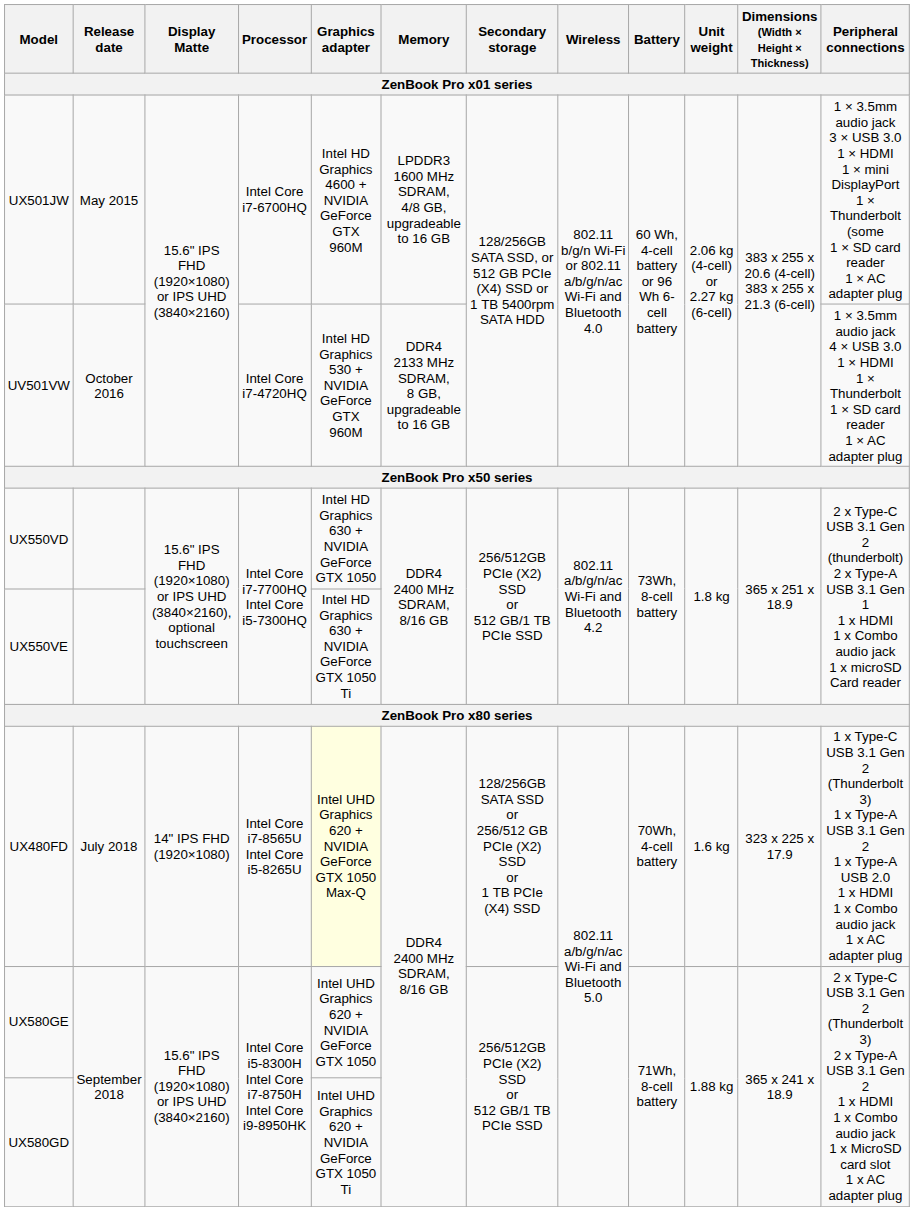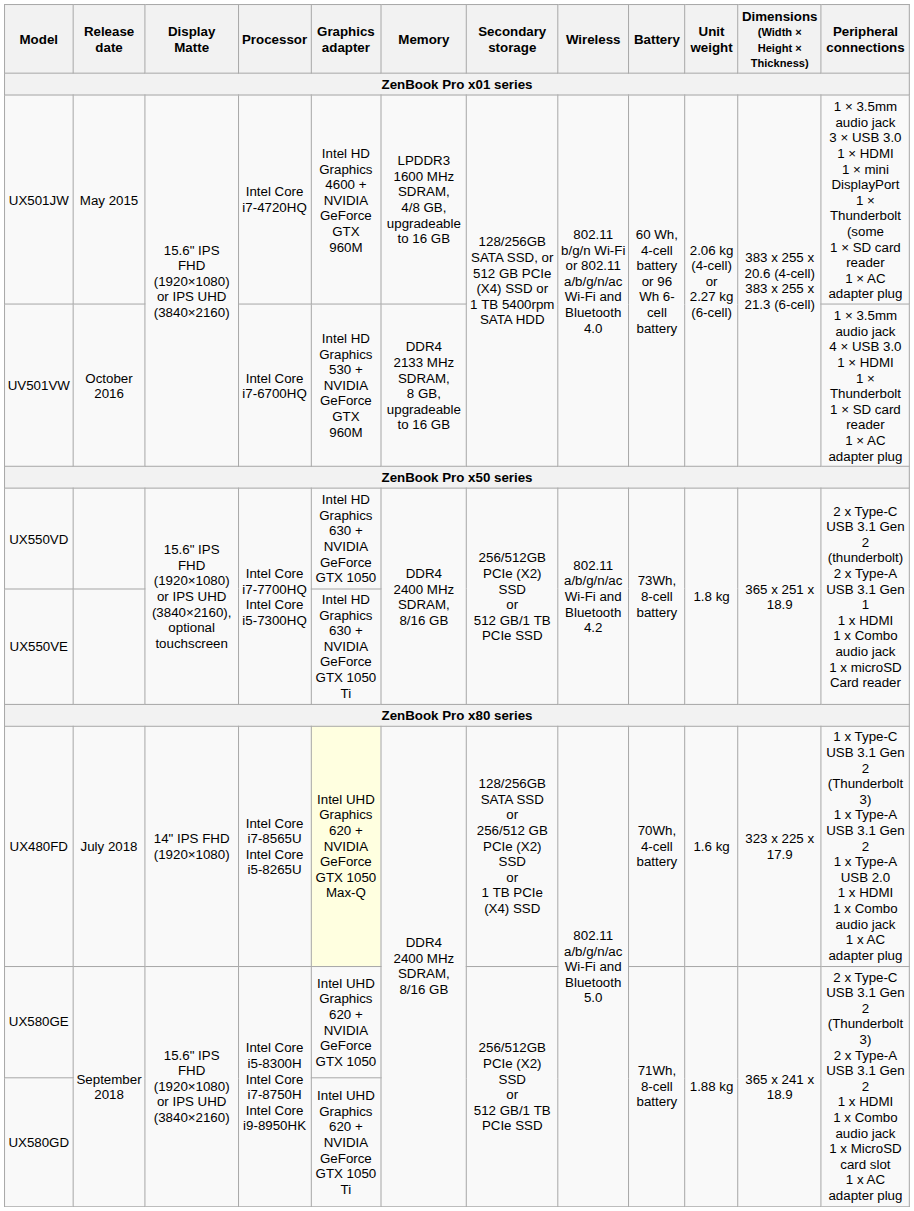(275, 200) Intel Core i7-6700HQ -> (275, 200) Intel Core i7-4720HQ
(275, 385) Intel Core i7-4720HQ -> (275, 385) Intel Core i7-6700HQ
